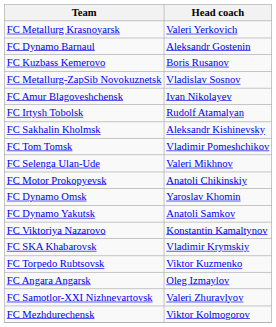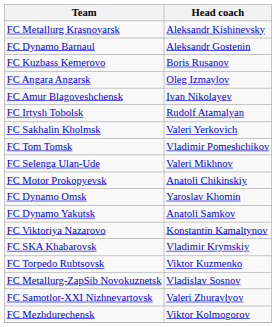(202, 29) Valeri Yerkovich -> (216, 29) Aleksandr Kishinevsky
rows swapped: (84, 79) <-> (49, 280)
(216, 130) Aleksandr Kishinevsky -> (202, 130) Valeri Yerkovich
